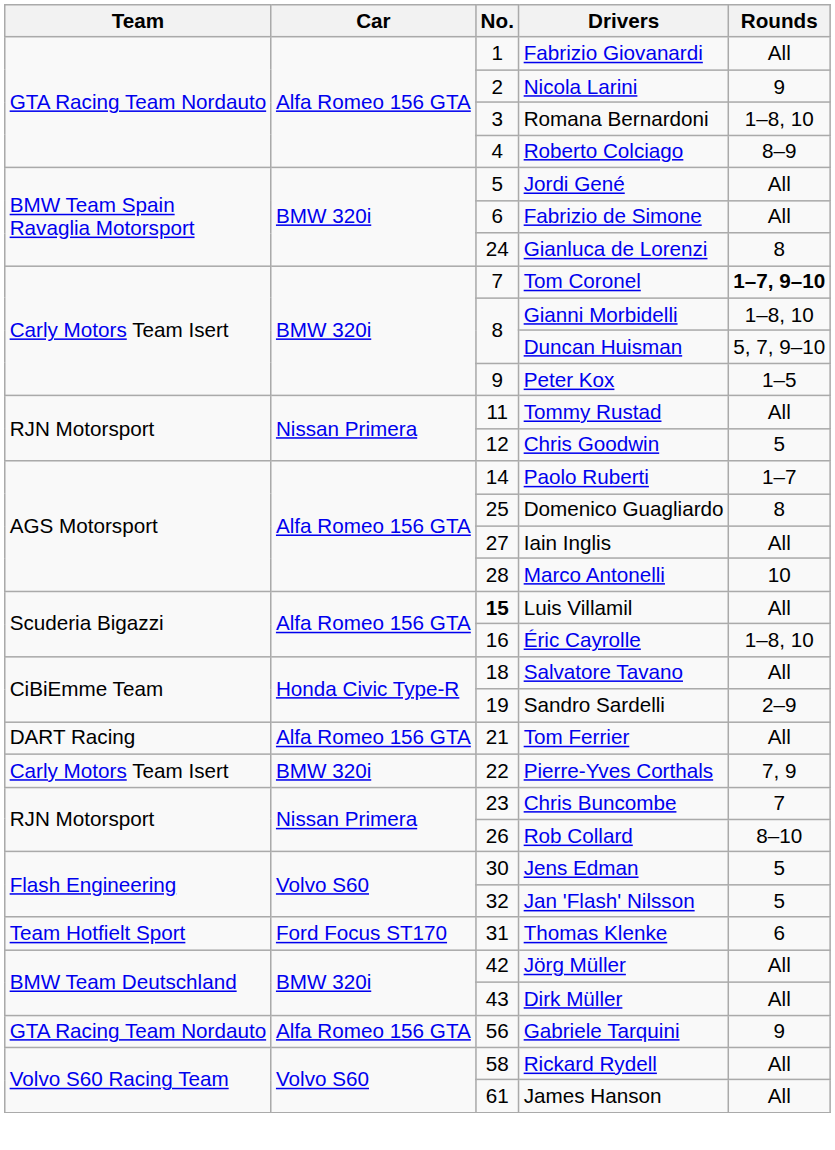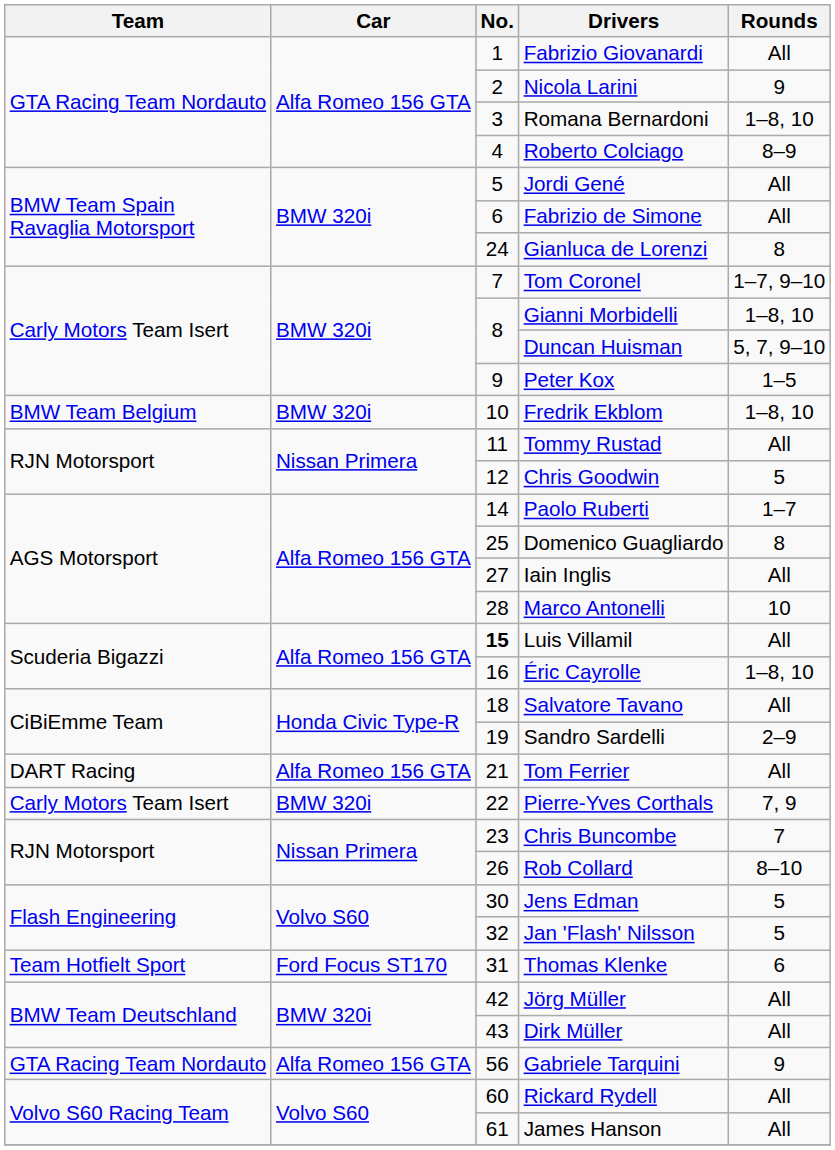(779, 281) bold -> (779, 281) normal
+ row: (593, 412)
(497, 1063) 58 -> (497, 1096) 60
